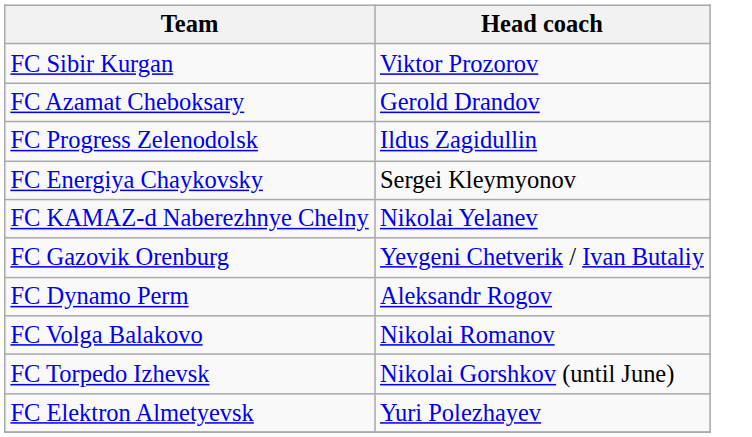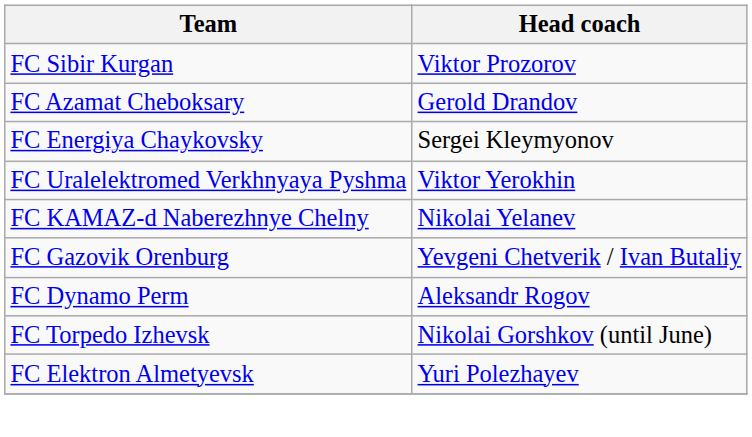- row: (134, 140)
+ row: (208, 179)
- row: (107, 334)
